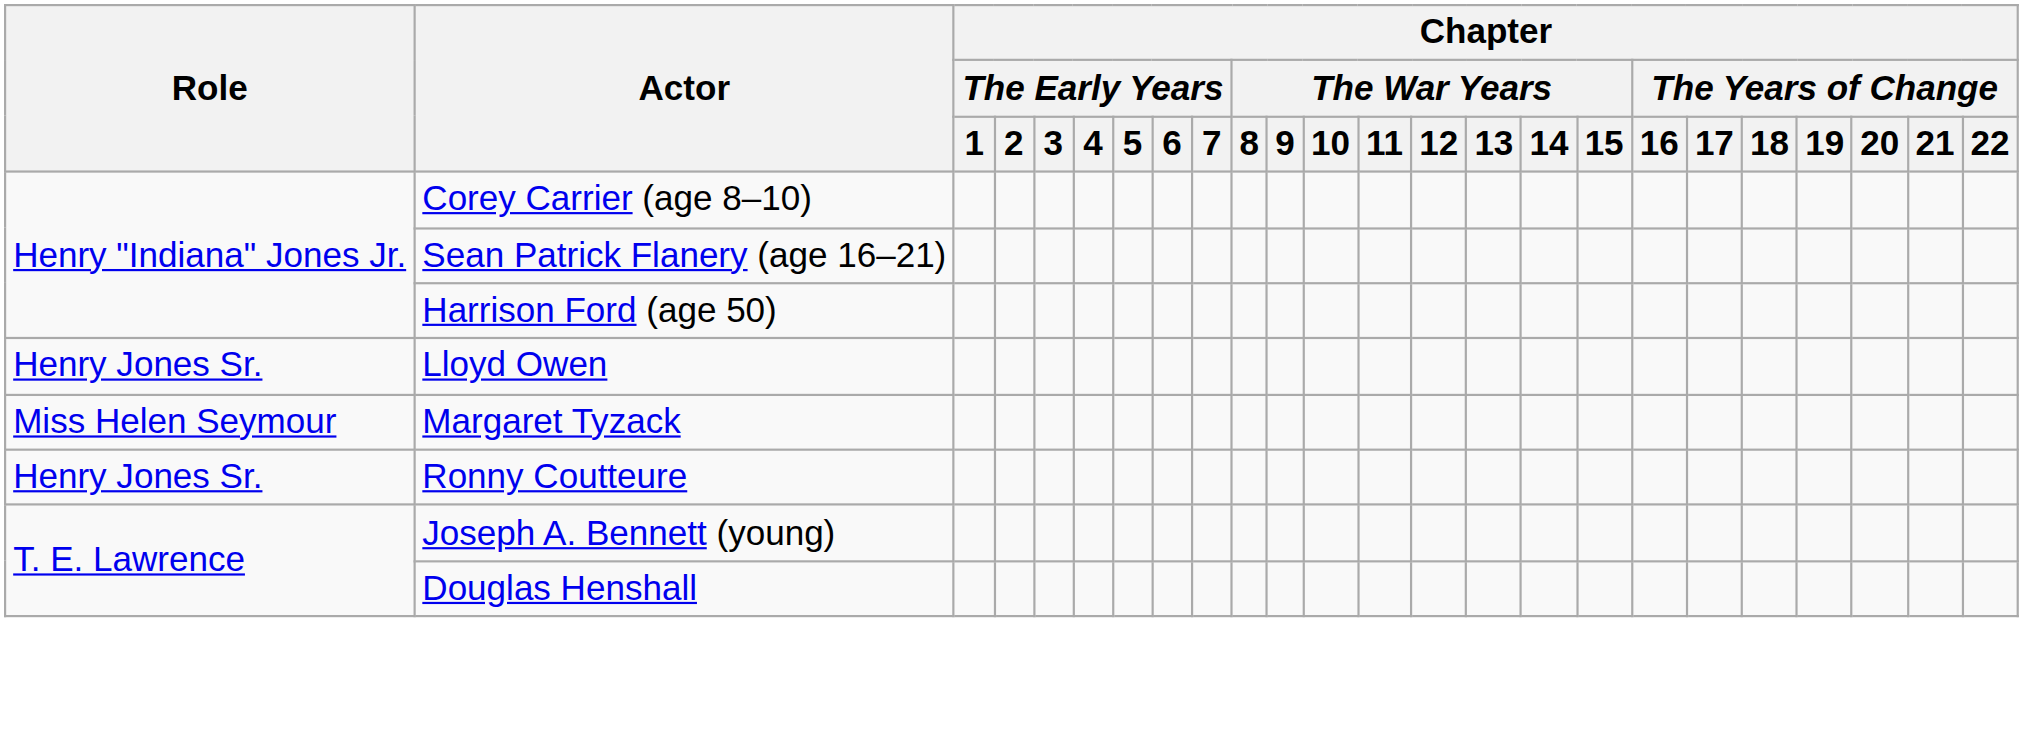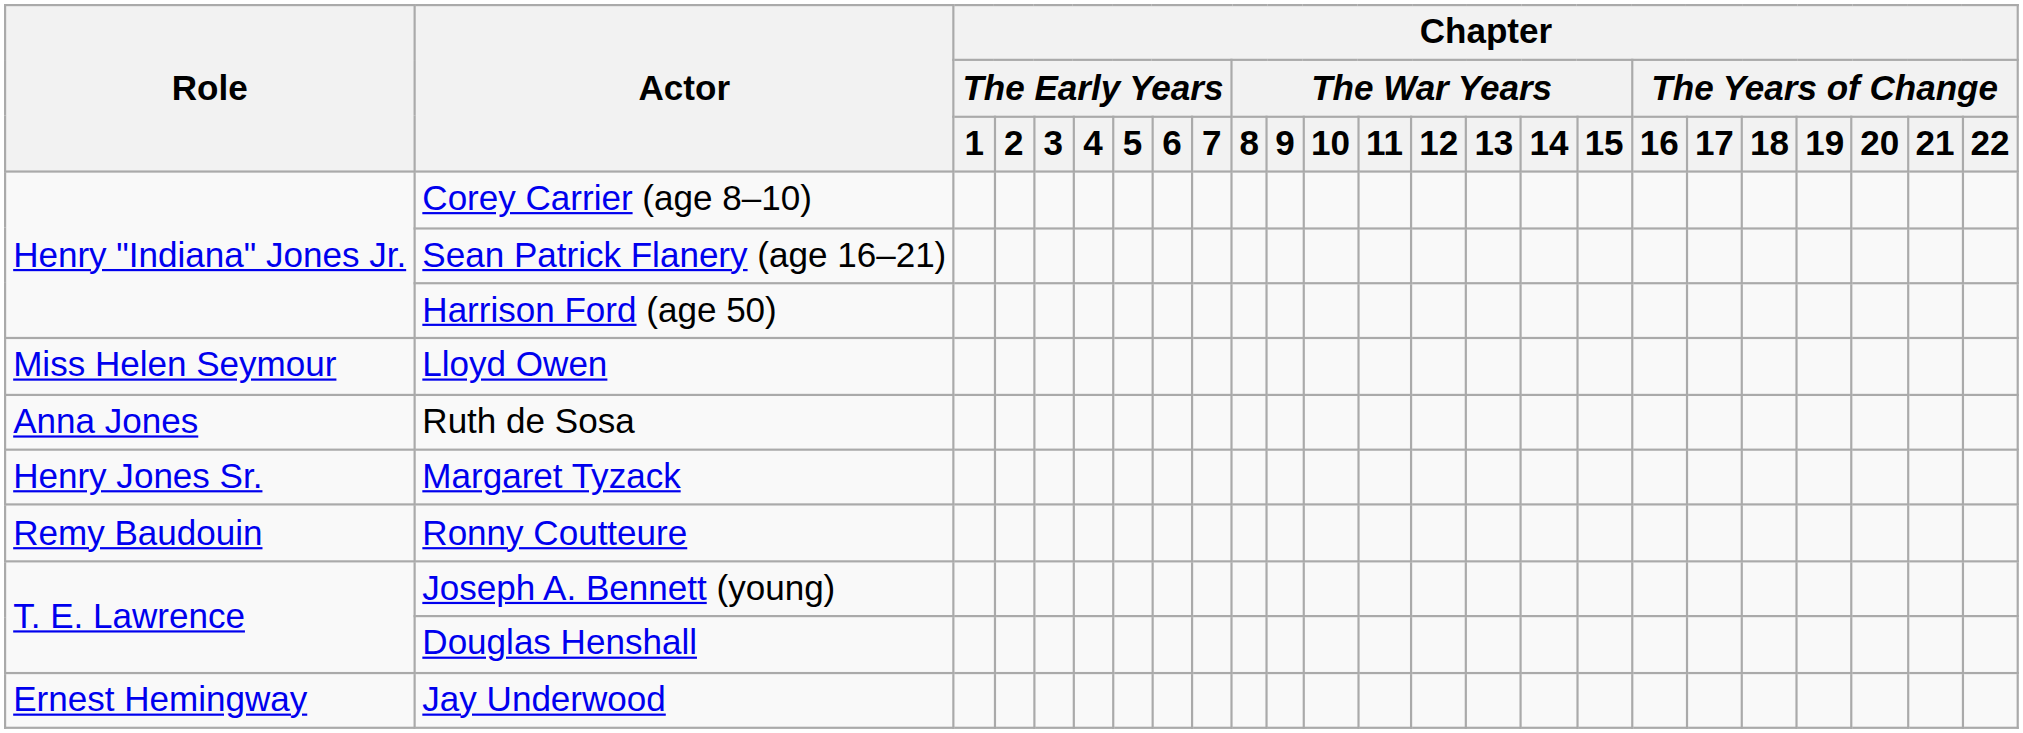(138, 365) Henry Jones Sr. -> (175, 365) Miss Helen Seymour
+ row: (528, 421)
(175, 421) Miss Helen Seymour -> (138, 476) Henry Jones Sr.
(138, 476) Henry Jones Sr. -> (138, 532) Remy Baudouin
+ row: (544, 699)
